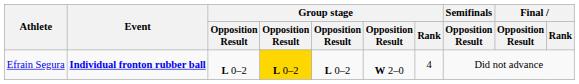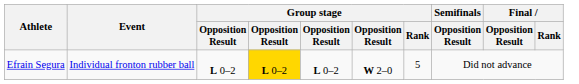(138, 64) bold -> (132, 64) normal
(429, 64) 4 -> (418, 64) 5
